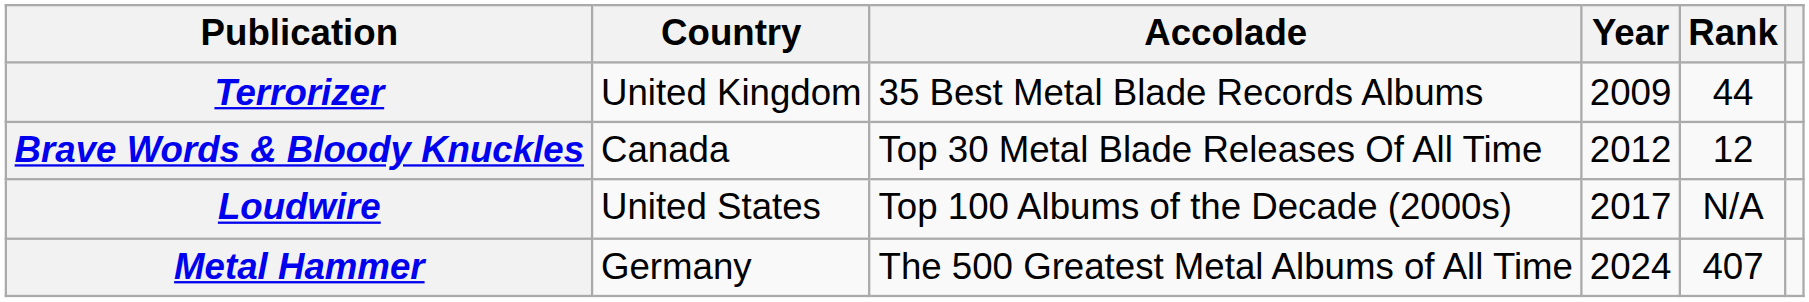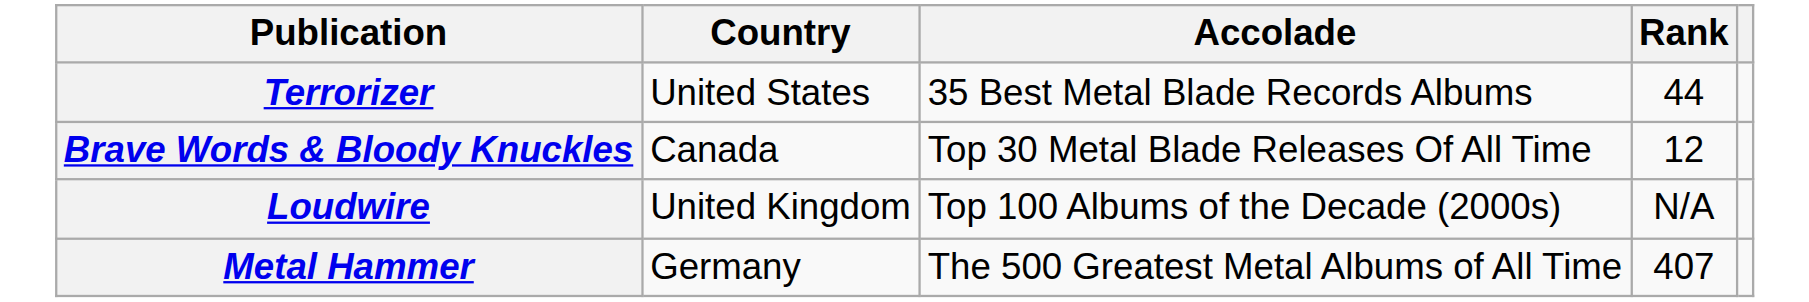- column: (1631, 33)
(731, 91) United Kingdom -> (760, 91) United States
(711, 207) United States -> (780, 207) United Kingdom
